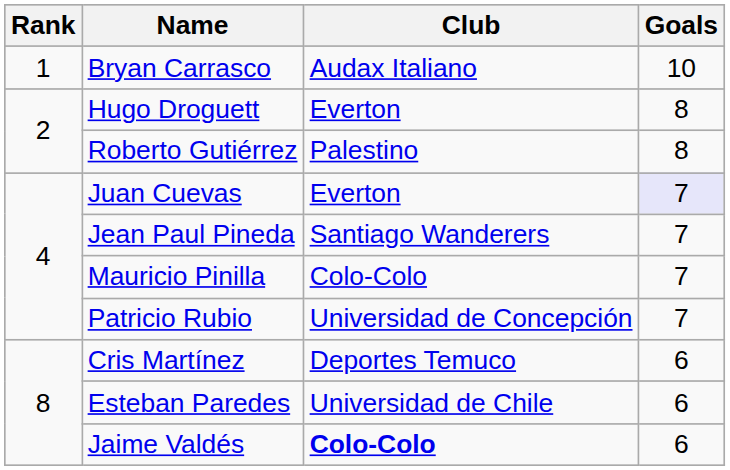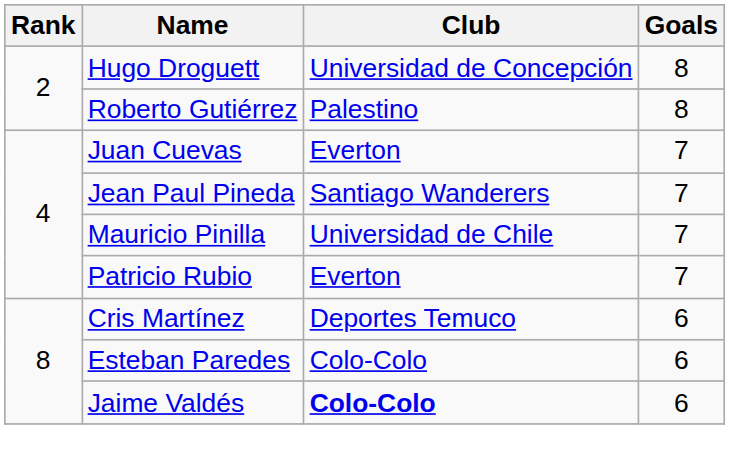- row: (179, 67)
(355, 109) Everton -> (471, 67) Universidad de Concepción
(681, 192) lavender background -> (681, 151) no background
(368, 276) Colo-Colo -> (431, 234) Universidad de Chile
(471, 318) Universidad de Concepción -> (355, 276) Everton
(431, 402) Universidad de Chile -> (368, 360) Colo-Colo
